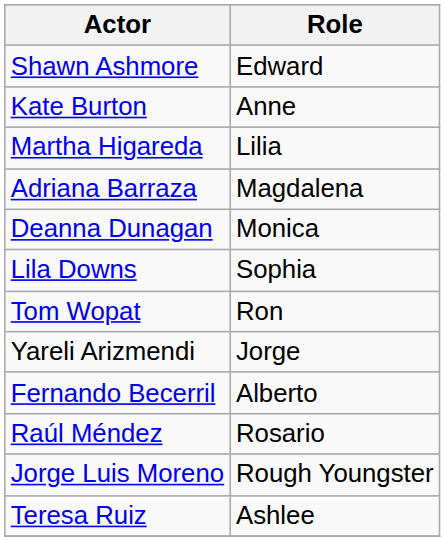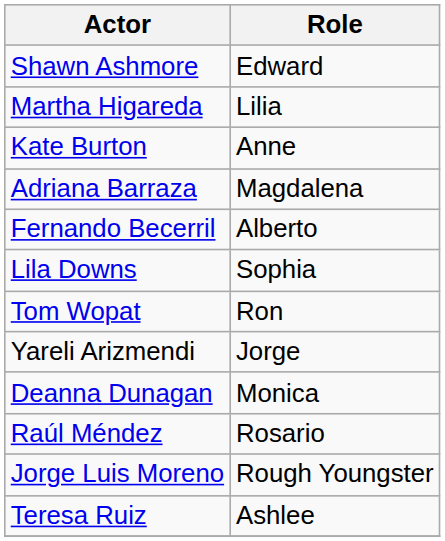rows swapped: (107, 147) <-> (79, 106)
rows swapped: (113, 392) <-> (112, 229)
